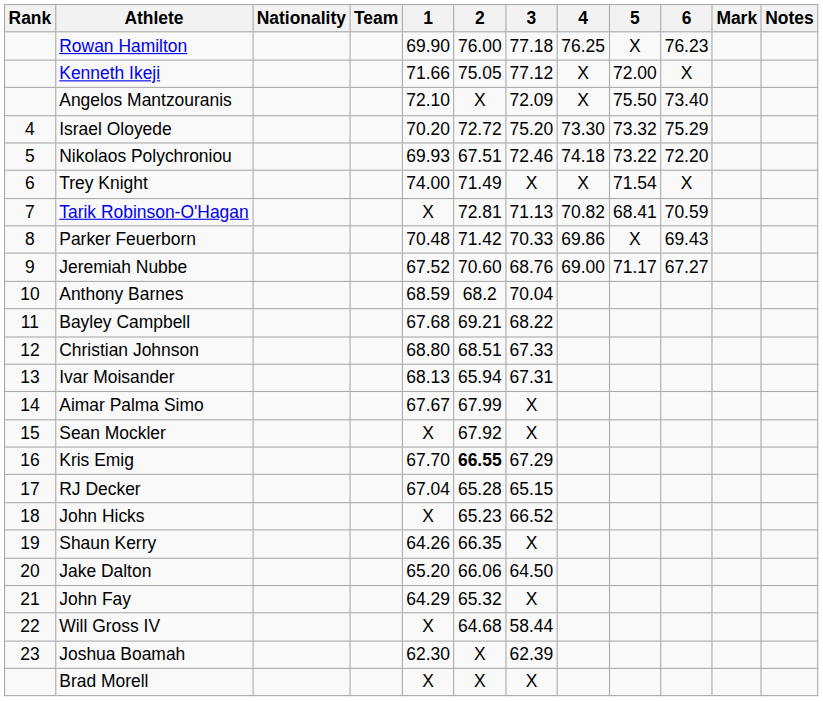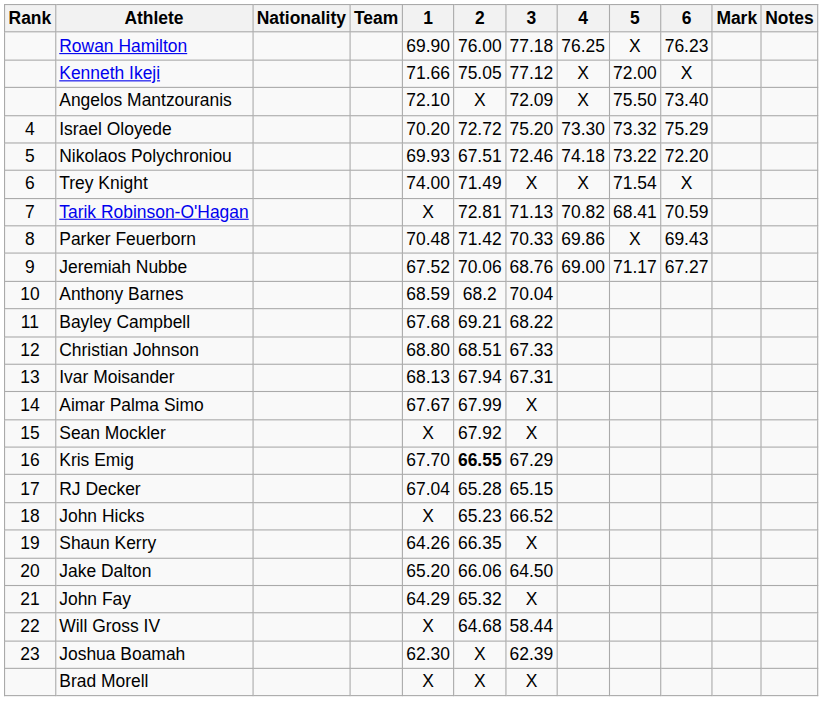(480, 267) 70.60 -> (480, 267) 70.06
(480, 377) 65.94 -> (480, 377) 67.94
